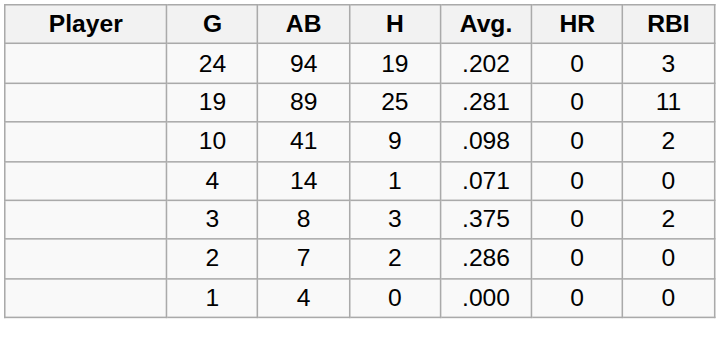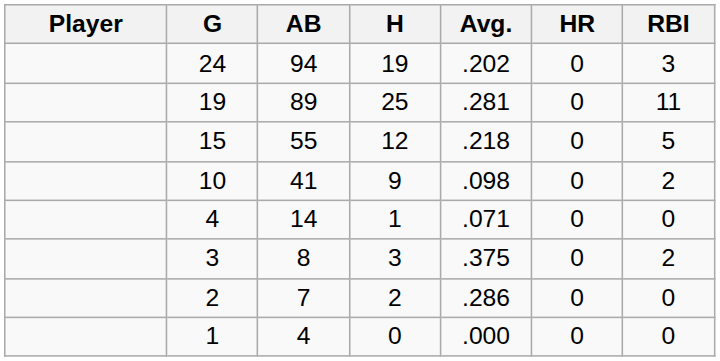+ row: (304, 141)
